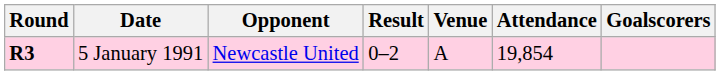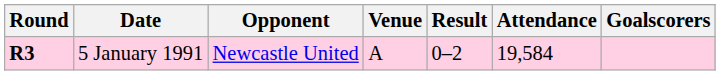columns swapped: (460, 20) <-> (396, 20)
(525, 53) 19,854 -> (525, 53) 19,584
